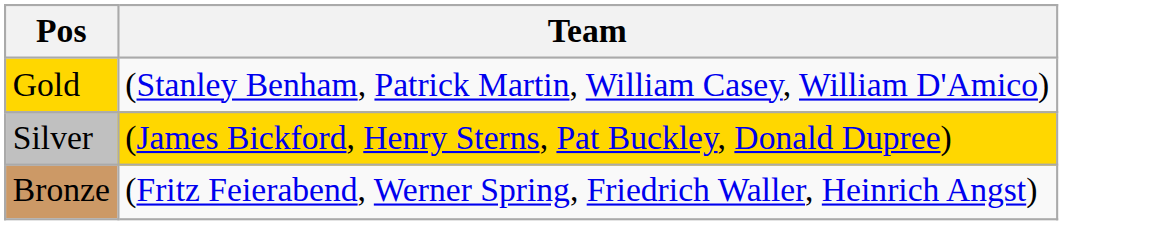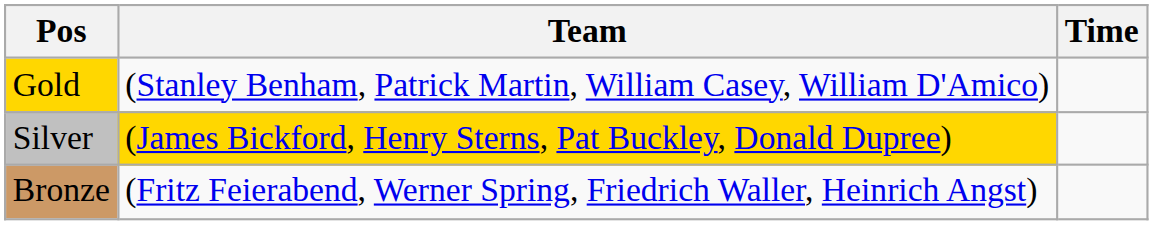+ column: (1102, 31)
